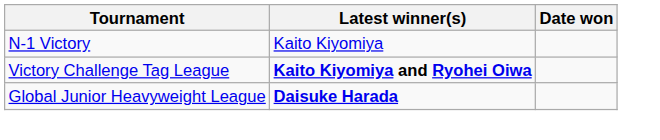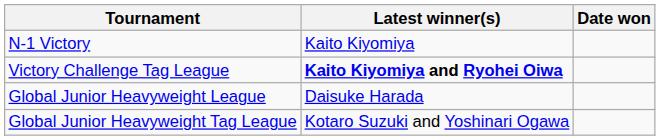(336, 96) bold -> (364, 96) normal
+ row: (153, 122)
